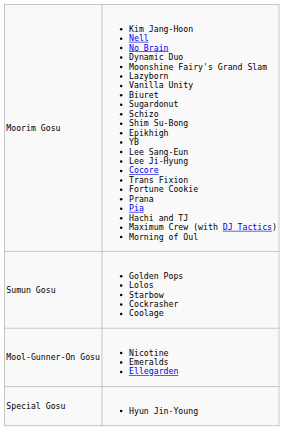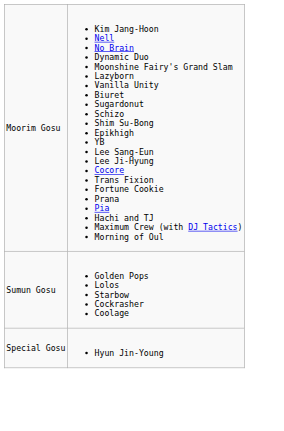- row: (53, 357)
